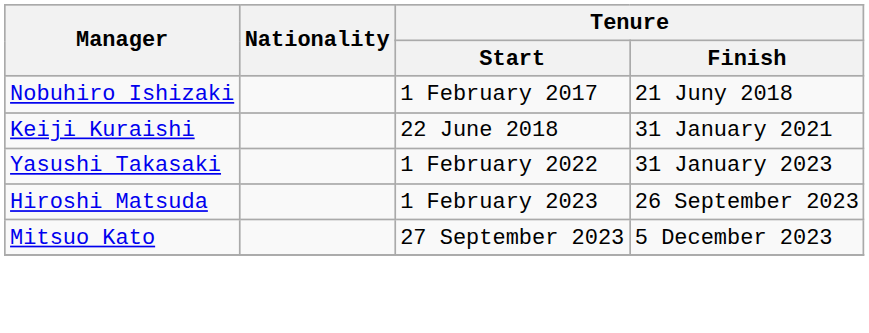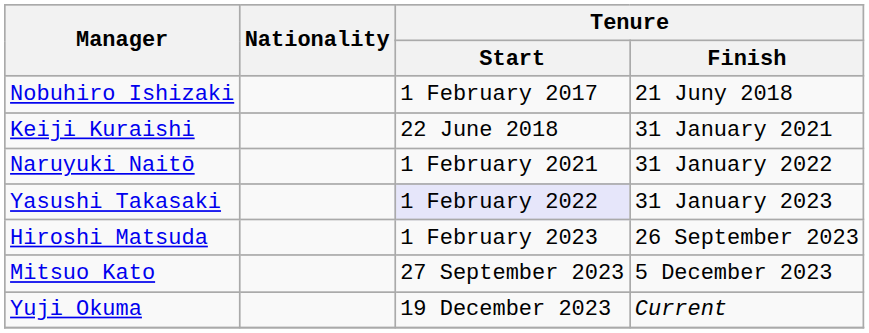+ row: (102, 166)
(499, 166) no background -> (499, 202) lavender background
+ row: (76, 309)
